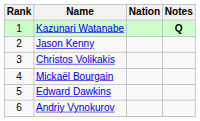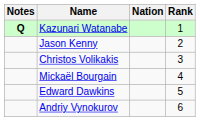columns swapped: (19, 12) <-> (179, 12)
